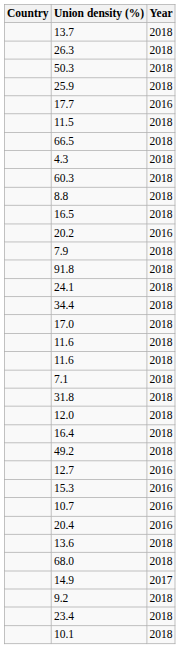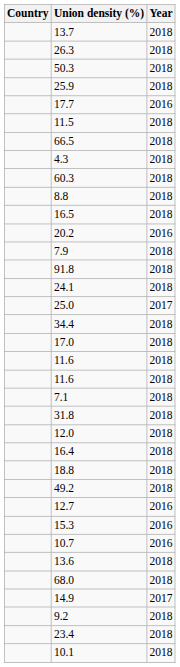+ row: (64, 305)
+ row: (64, 470)
- row: (64, 525)
